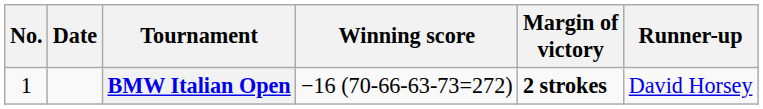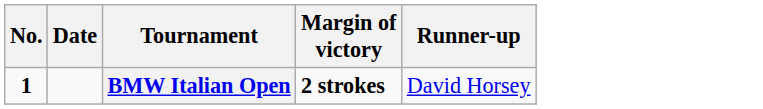- column: (407, 36)
(26, 85) normal -> (26, 85) bold
